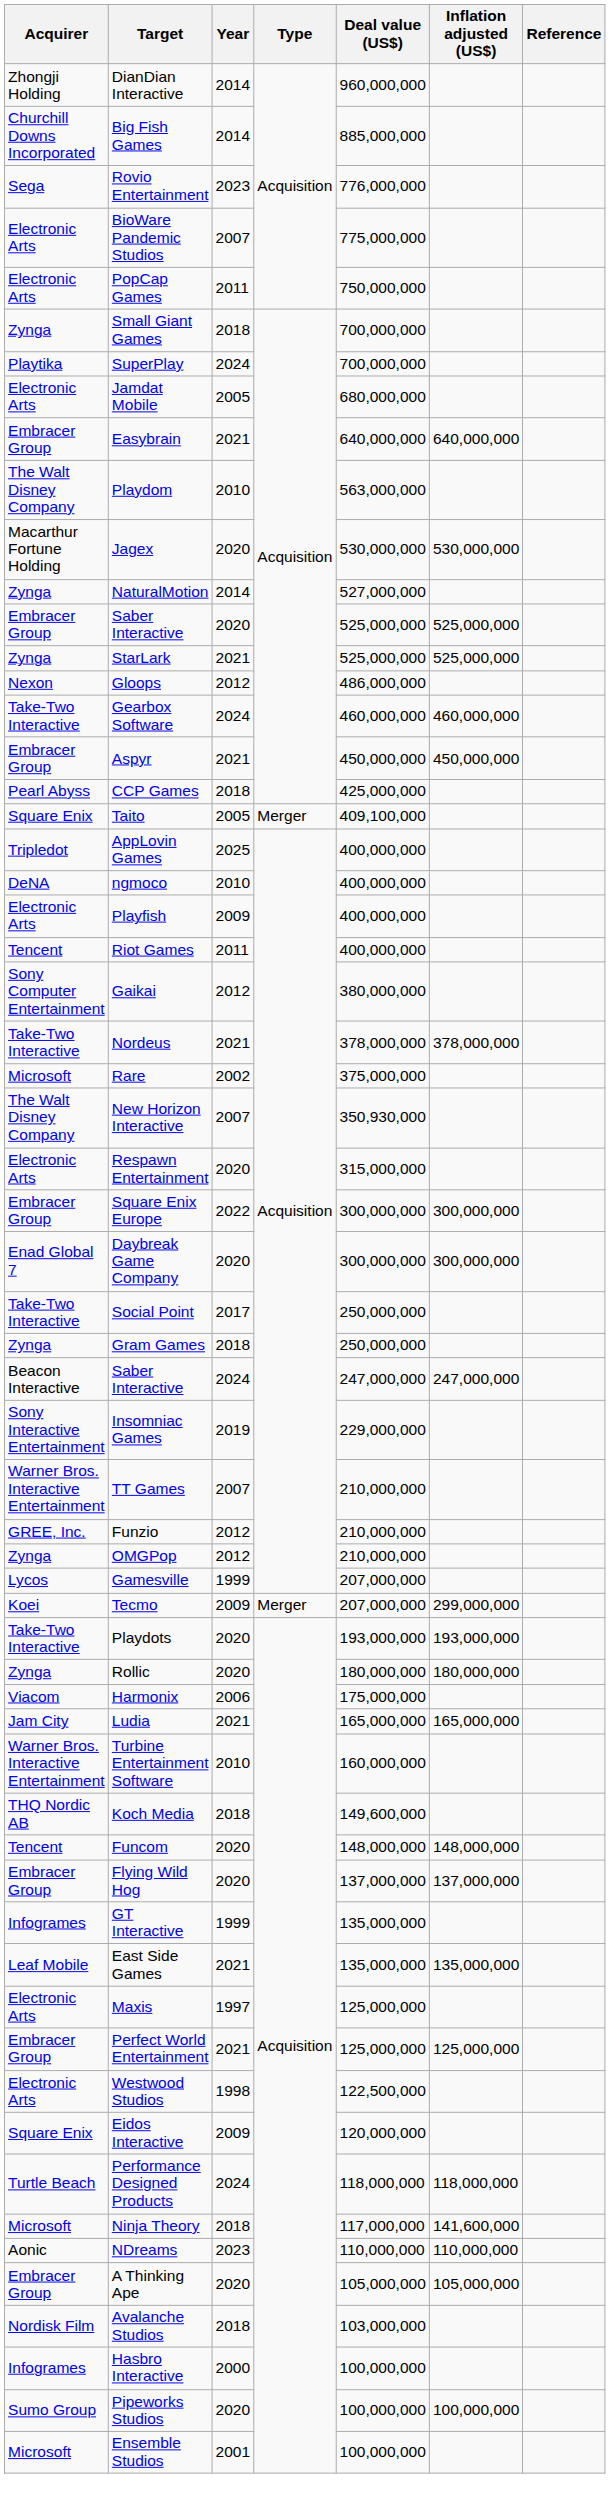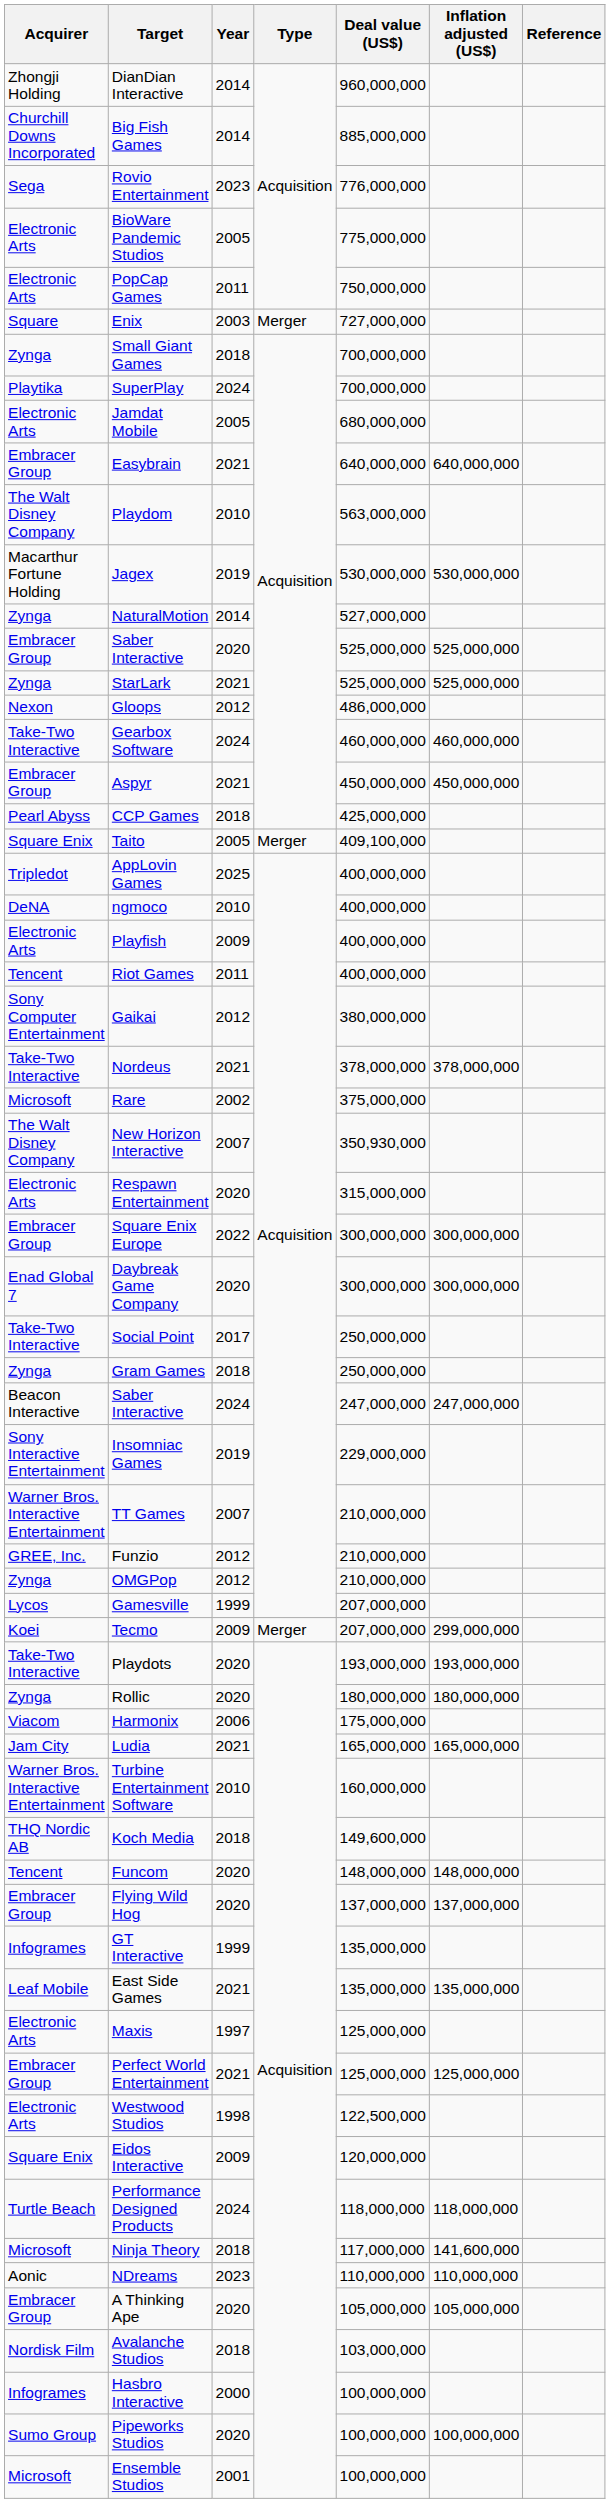(233, 237) 2007 -> (233, 237) 2005
+ row: (33, 321)
(233, 549) 2020 -> (233, 574) 2019
